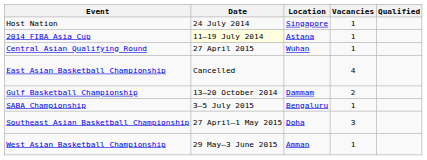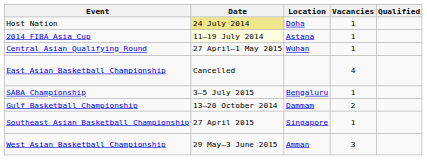(221, 23) no background -> (221, 23) khaki background
(307, 23) Singapore -> (295, 23) Doha
(224, 49) 27 April 2015 -> (238, 49) 27 April–1 May 2015
rows swapped: (72, 92) <-> (46, 105)
(238, 122) 27 April–1 May 2015 -> (224, 122) 27 April 2015
(295, 122) Doha -> (307, 122) Singapore
(353, 122) 3 -> (353, 122) 1
(353, 144) 1 -> (353, 144) 3
